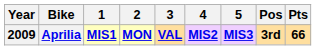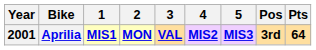(21, 35) 2009 -> (21, 35) 2001
(298, 35) 66 -> (298, 35) 64
